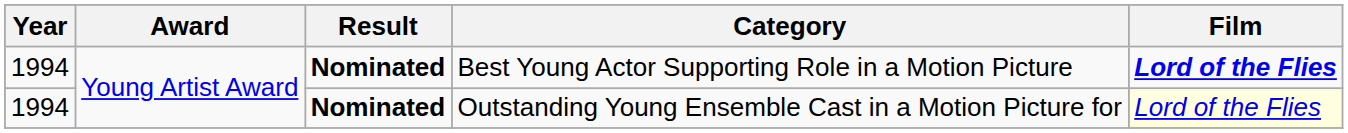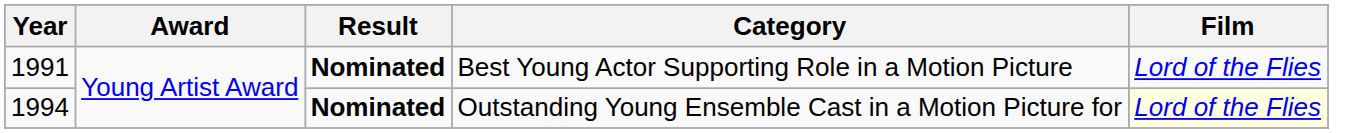(40, 67) 1994 -> (40, 67) 1991
(1236, 67) bold -> (1228, 67) normal
